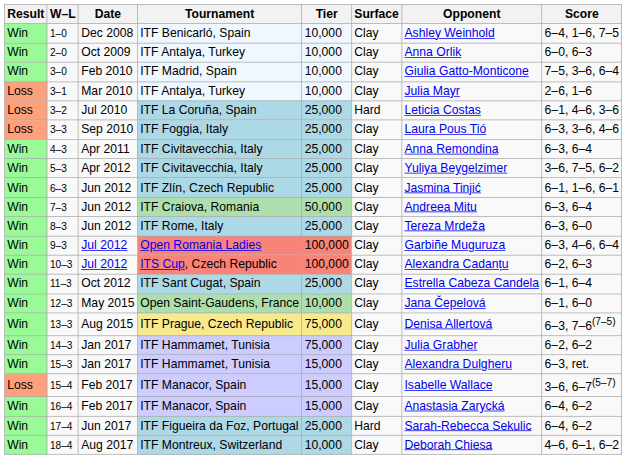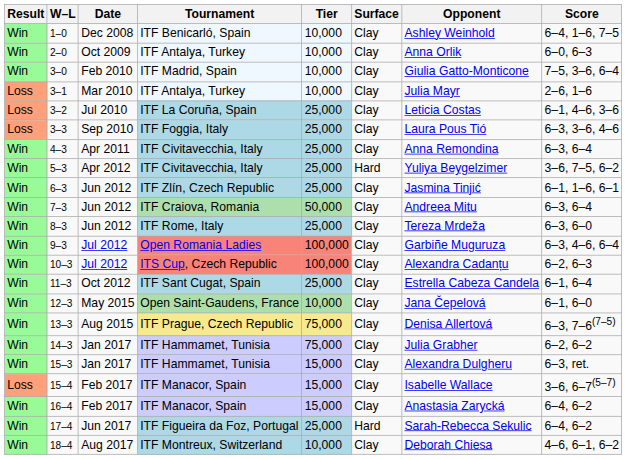(367, 110) Hard -> (366, 110) Clay
(366, 168) Clay -> (367, 168) Hard
